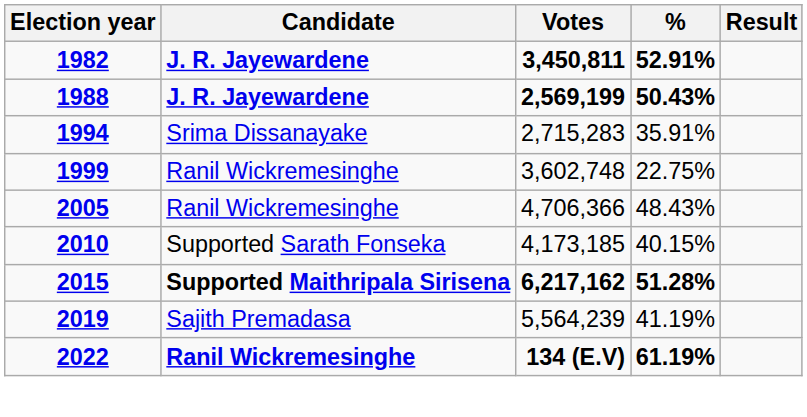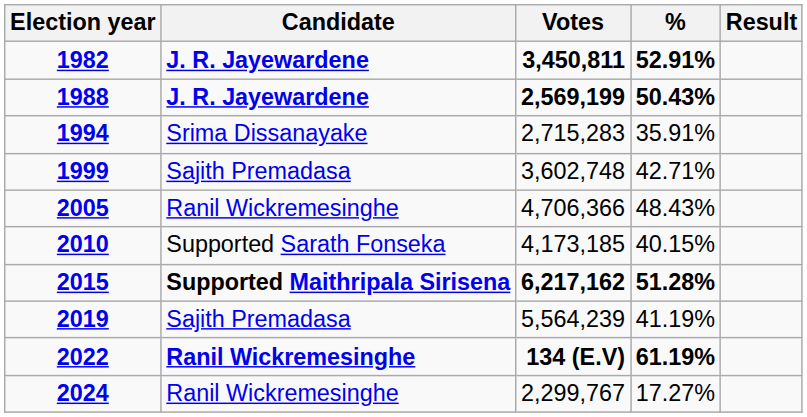(283, 171) Ranil Wickremesinghe -> (259, 171) Sajith Premadasa
(675, 171) 22.75% -> (675, 171) 42.71%
+ row: (83, 393)
